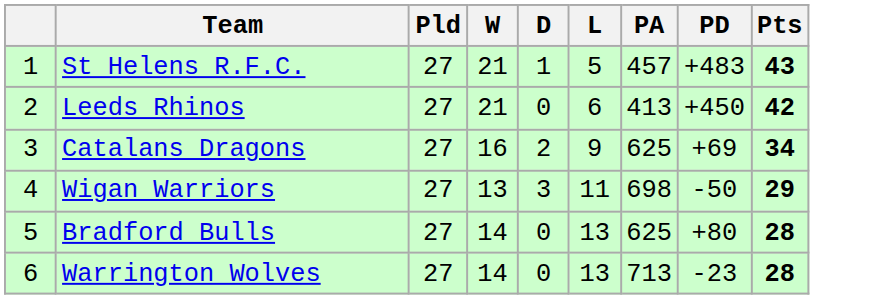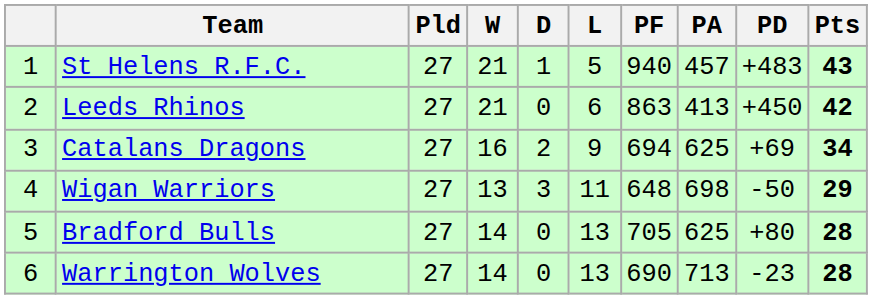+ column: (649, 26)
